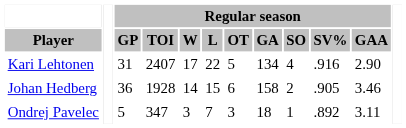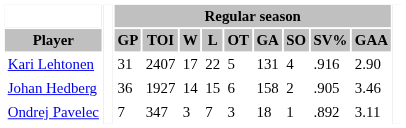(268, 64) 134 -> (268, 64) 131
(161, 88) 1928 -> (161, 88) 1927
(121, 112) 5 -> (121, 112) 7
